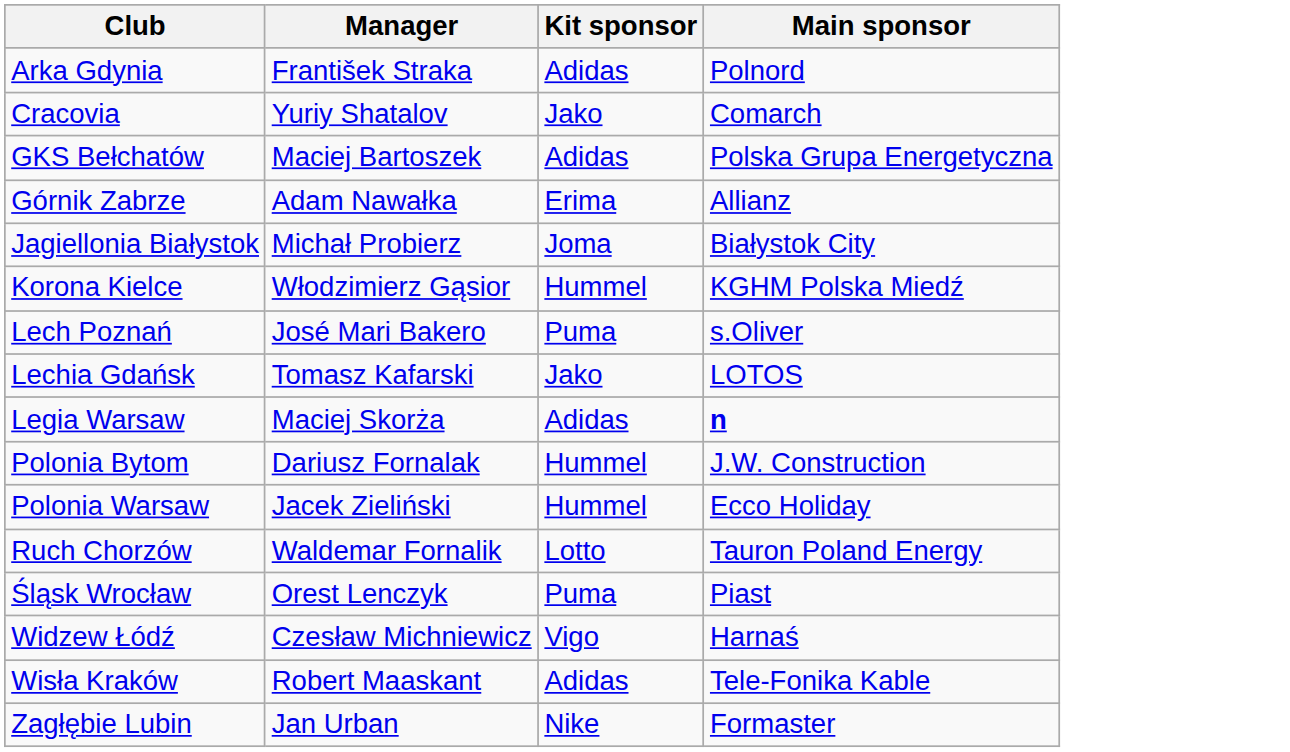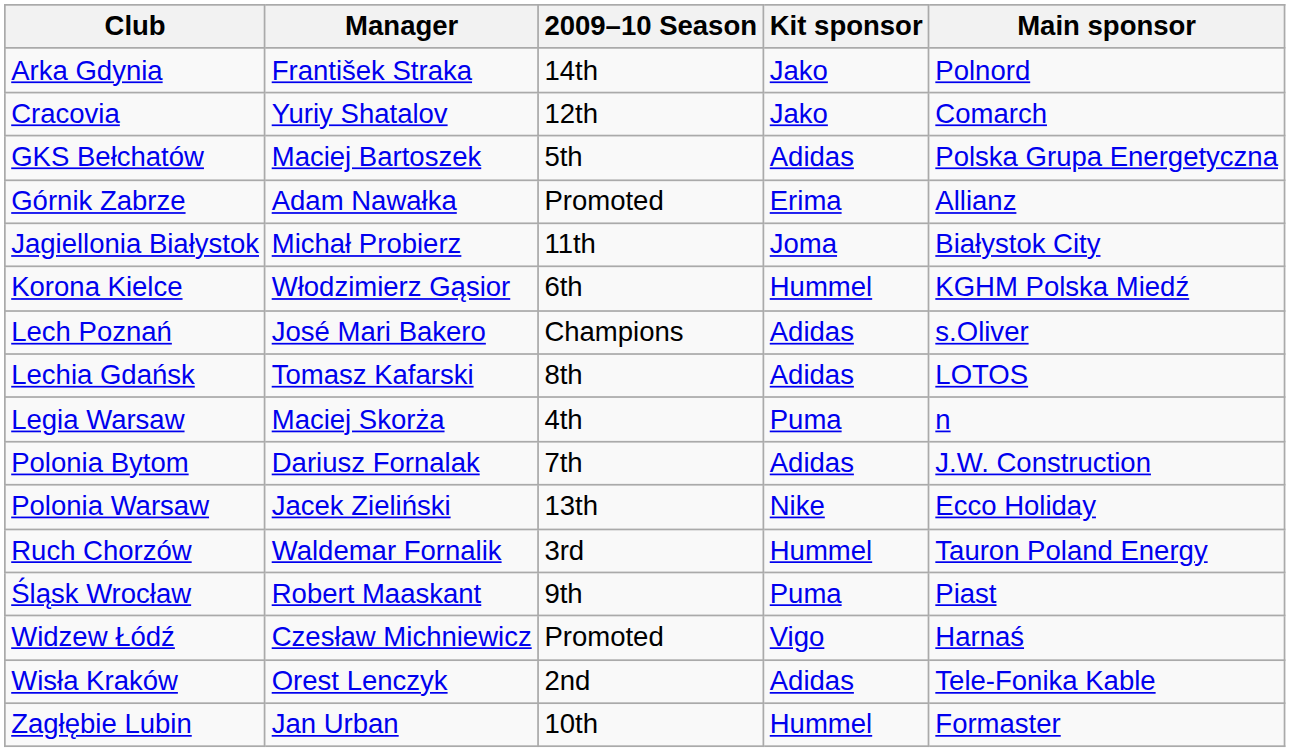+ column: (651, 26)
(586, 69) Adidas -> (799, 69) Jako
(580, 331) Puma -> (812, 331) Adidas
(573, 375) Jako -> (812, 375) Adidas
(586, 419) Adidas -> (806, 419) Puma
(718, 419) bold -> (943, 419) normal
(596, 462) Hummel -> (812, 462) Adidas
(596, 506) Hummel -> (797, 506) Nike
(575, 550) Lotto -> (821, 550) Hummel
(360, 593) Orest Lenczyk -> (376, 593) Robert Maaskant
(376, 680) Robert Maaskant -> (360, 680) Orest Lenczyk
(572, 724) Nike -> (821, 724) Hummel
